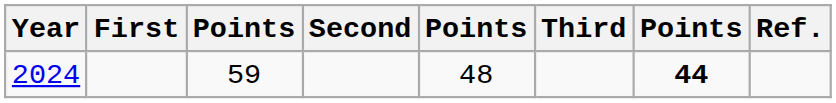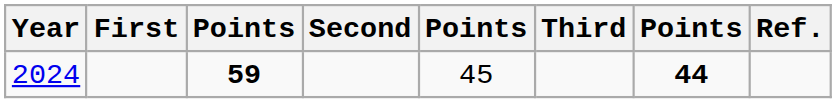(244, 75) normal -> (244, 75) bold
(476, 75) 48 -> (476, 75) 45
